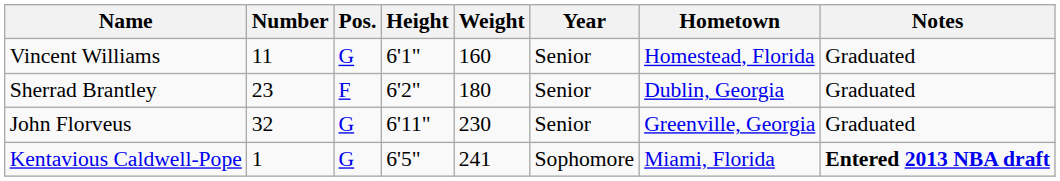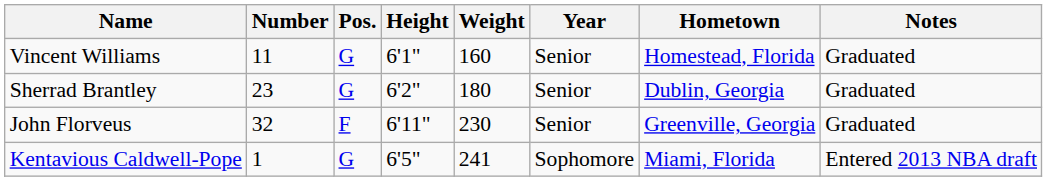(345, 90) F -> (346, 90) G
(346, 124) G -> (345, 124) F
(938, 158) bold -> (931, 158) normal
